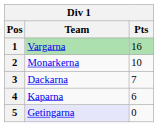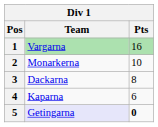(134, 79) 7 -> (134, 79) 8
(134, 113) normal -> (134, 113) bold
